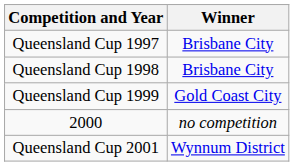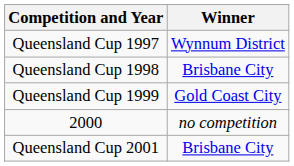(228, 43) Brisbane City -> (228, 43) Wynnum District
(228, 148) Wynnum District -> (228, 148) Brisbane City
